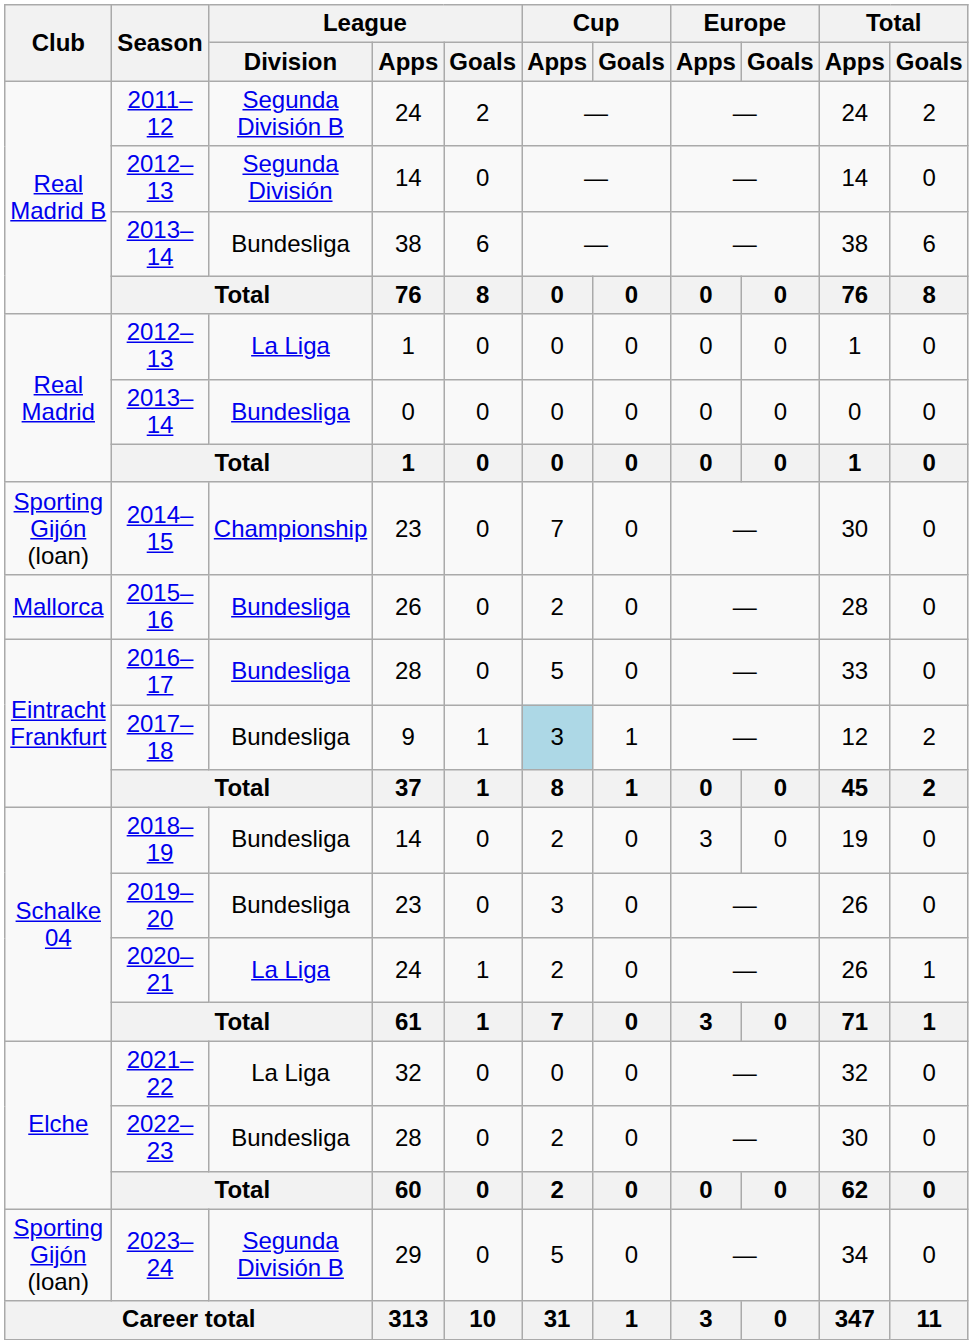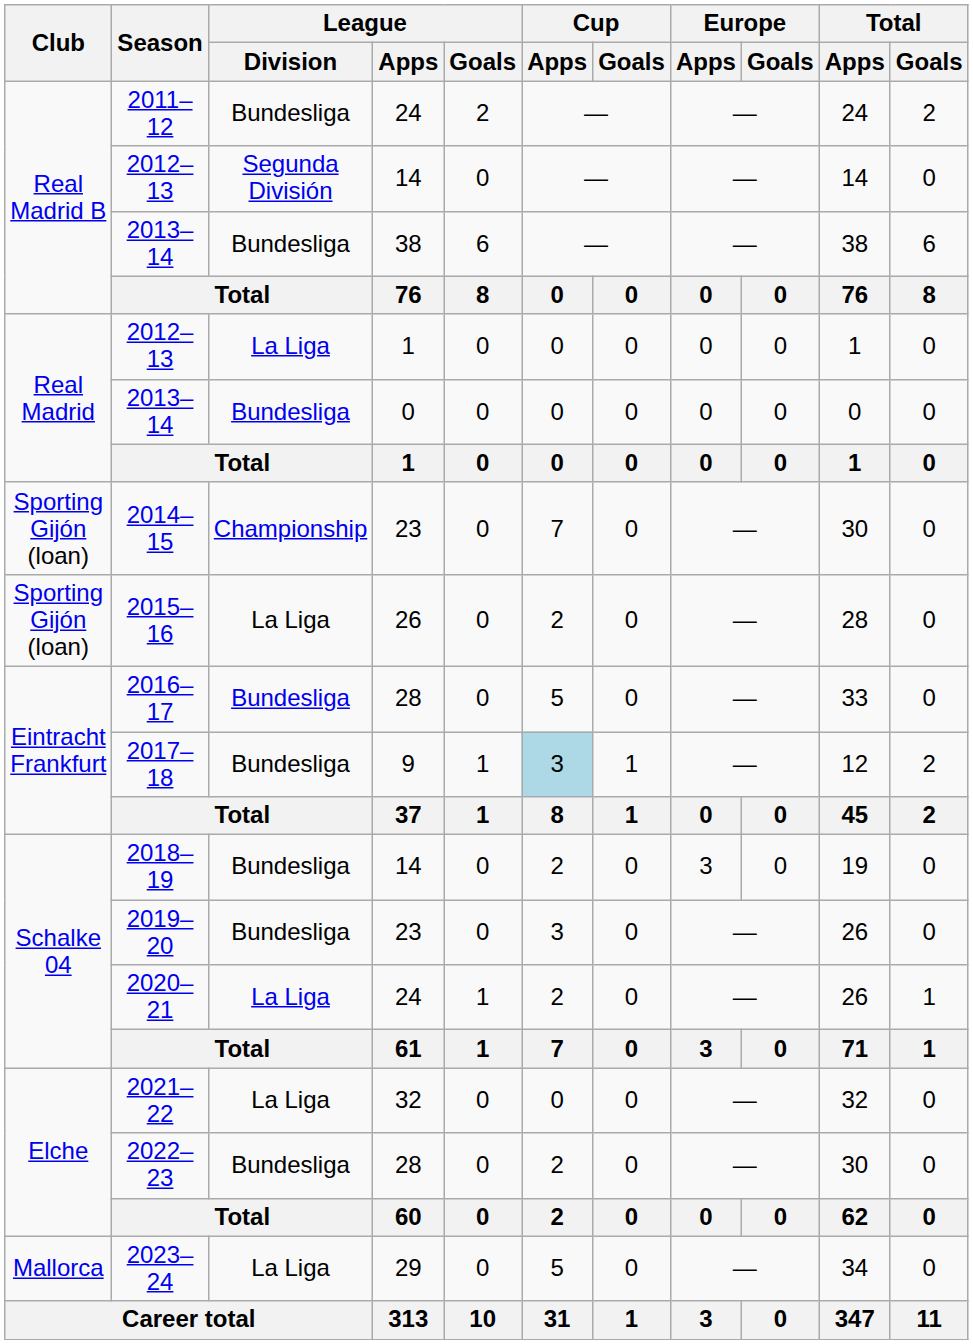(291, 113) Segunda División B -> (291, 113) Bundesliga
(58, 606) Mallorca -> (58, 620) Sporting Gijón (loan)
(291, 606) Bundesliga -> (291, 620) La Liga
(58, 1254) Sporting Gijón (loan) -> (58, 1268) Mallorca
(291, 1254) Segunda División B -> (291, 1268) La Liga
